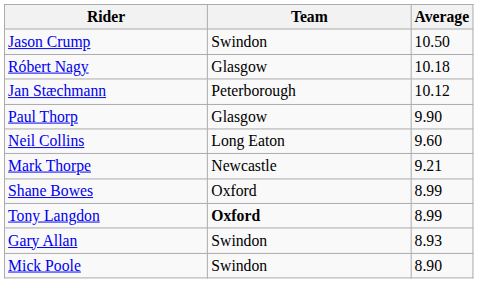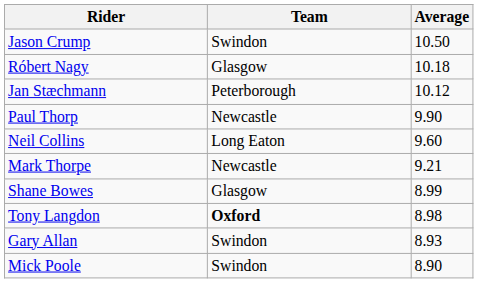(239, 116) Glasgow -> (244, 116) Newcastle
(234, 191) Oxford -> (239, 191) Glasgow
(428, 215) 8.99 -> (428, 215) 8.98
